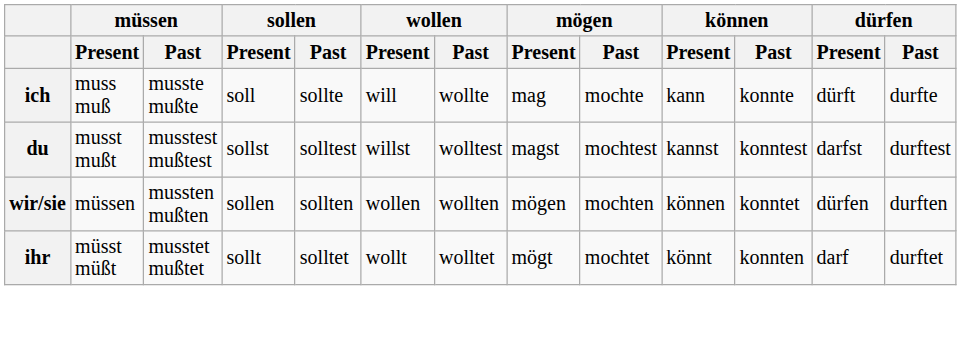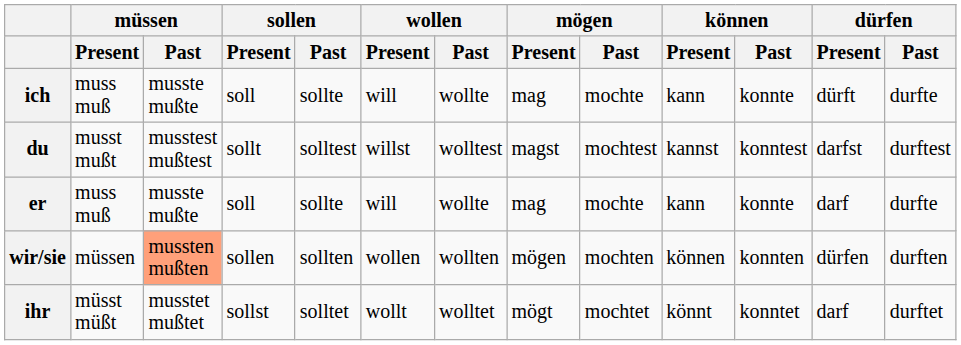(248, 149) sollst -> (244, 149) sollt
+ row: (38, 203)
(181, 203) no background -> (181, 257) lightsalmon background
(770, 203) konntet -> (772, 257) konnten
(244, 257) sollt -> (248, 311) sollst
(772, 257) konnten -> (770, 311) konntet
